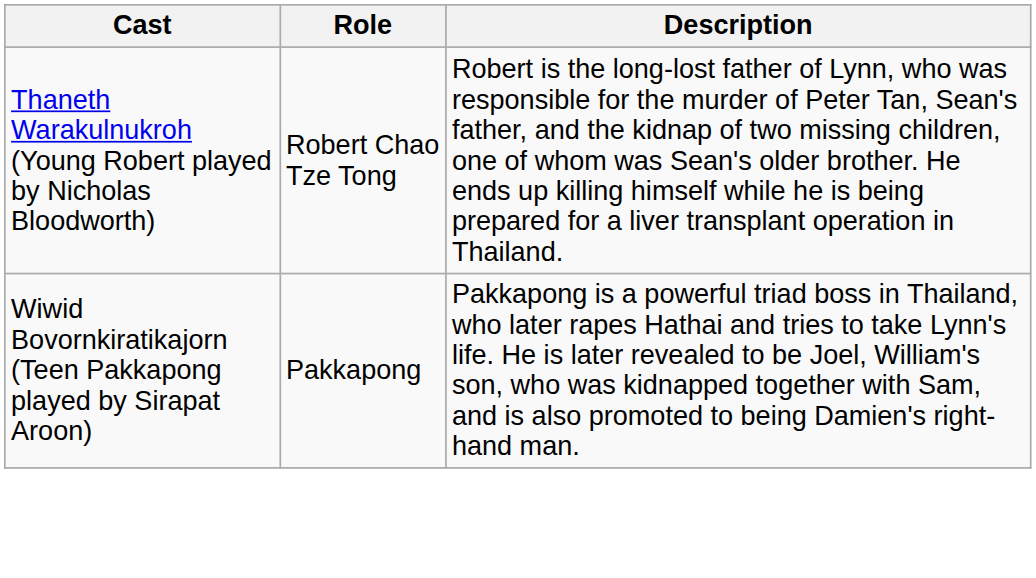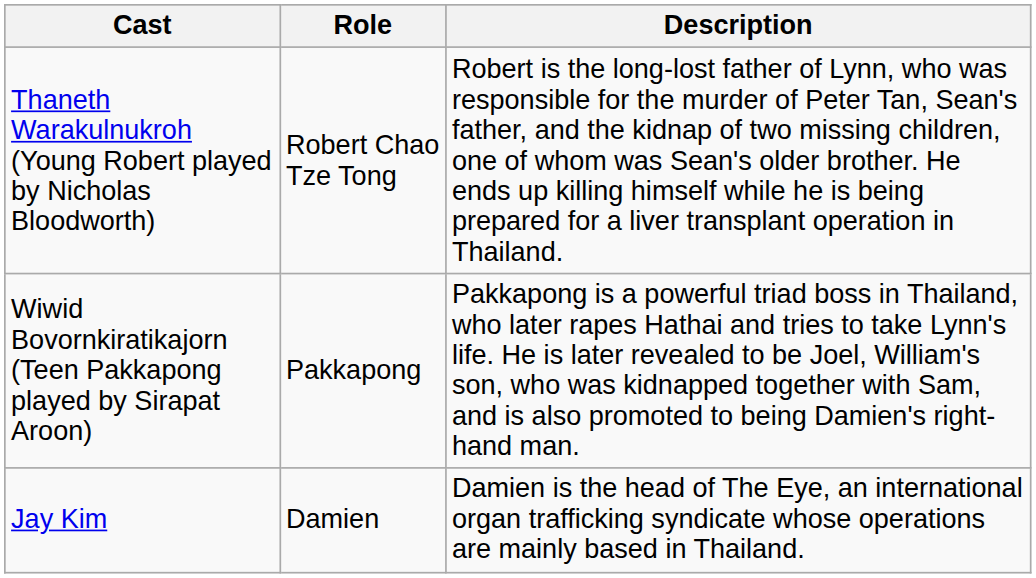+ row: (59, 519)
